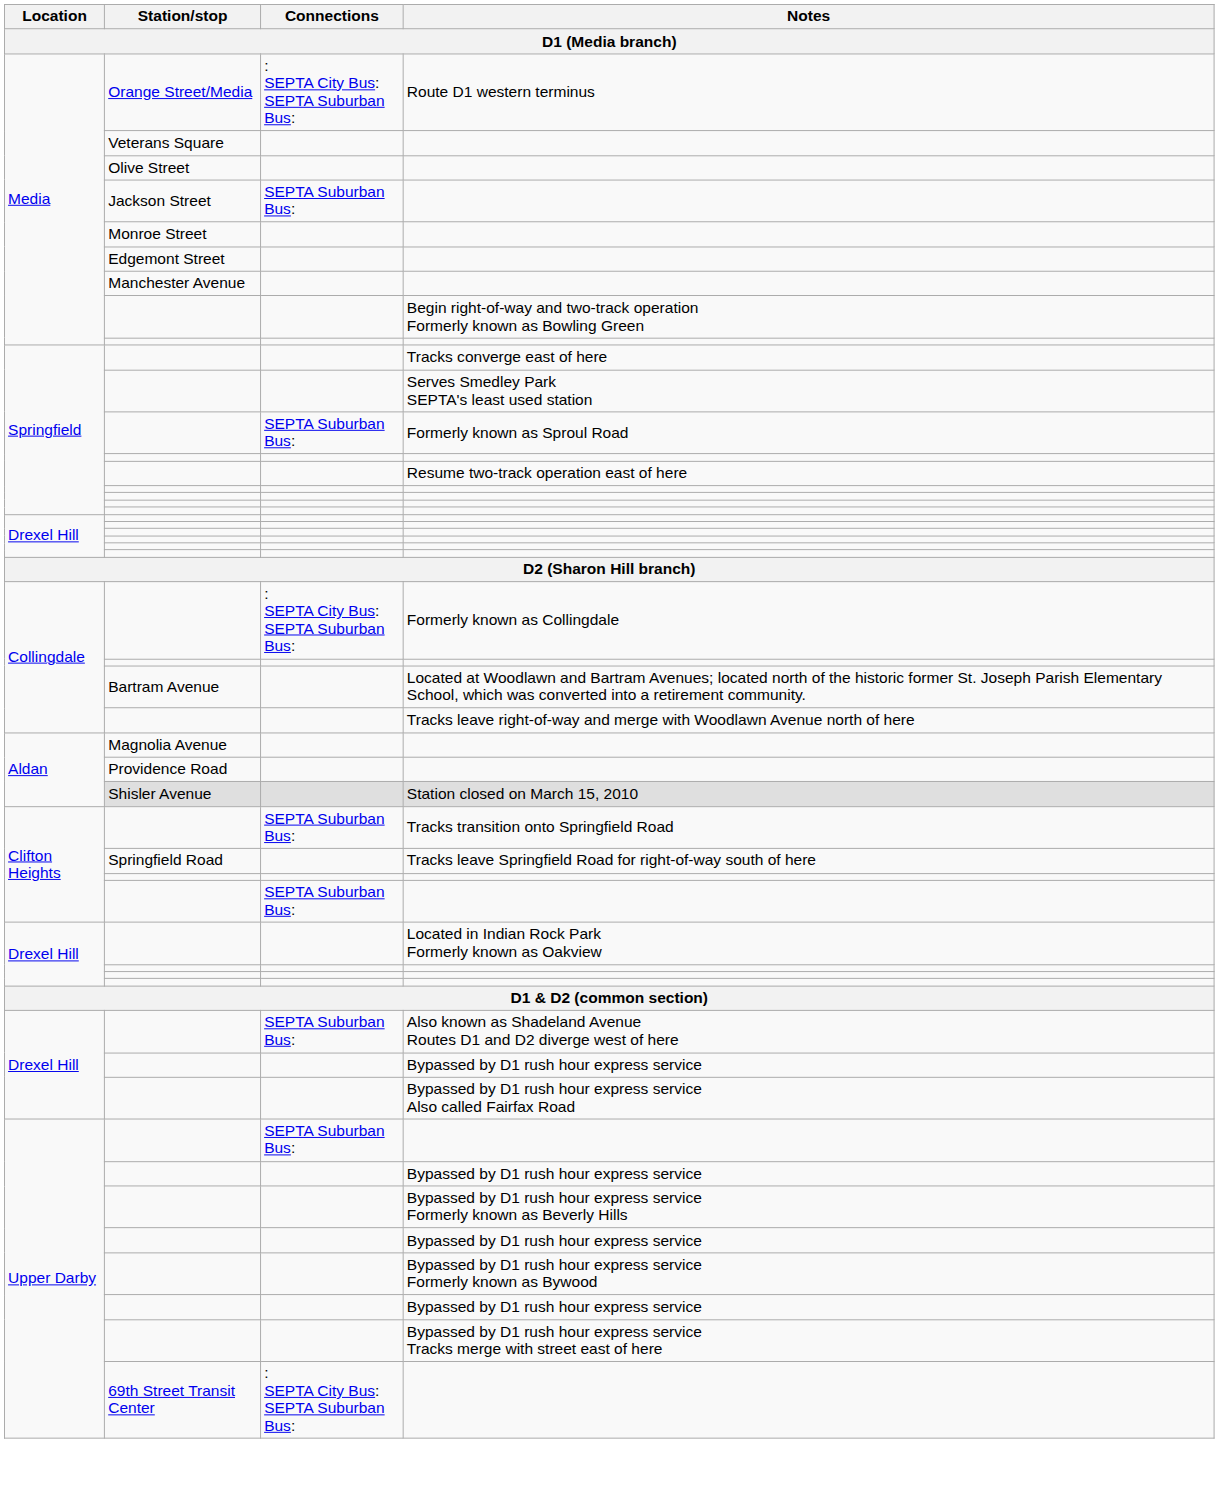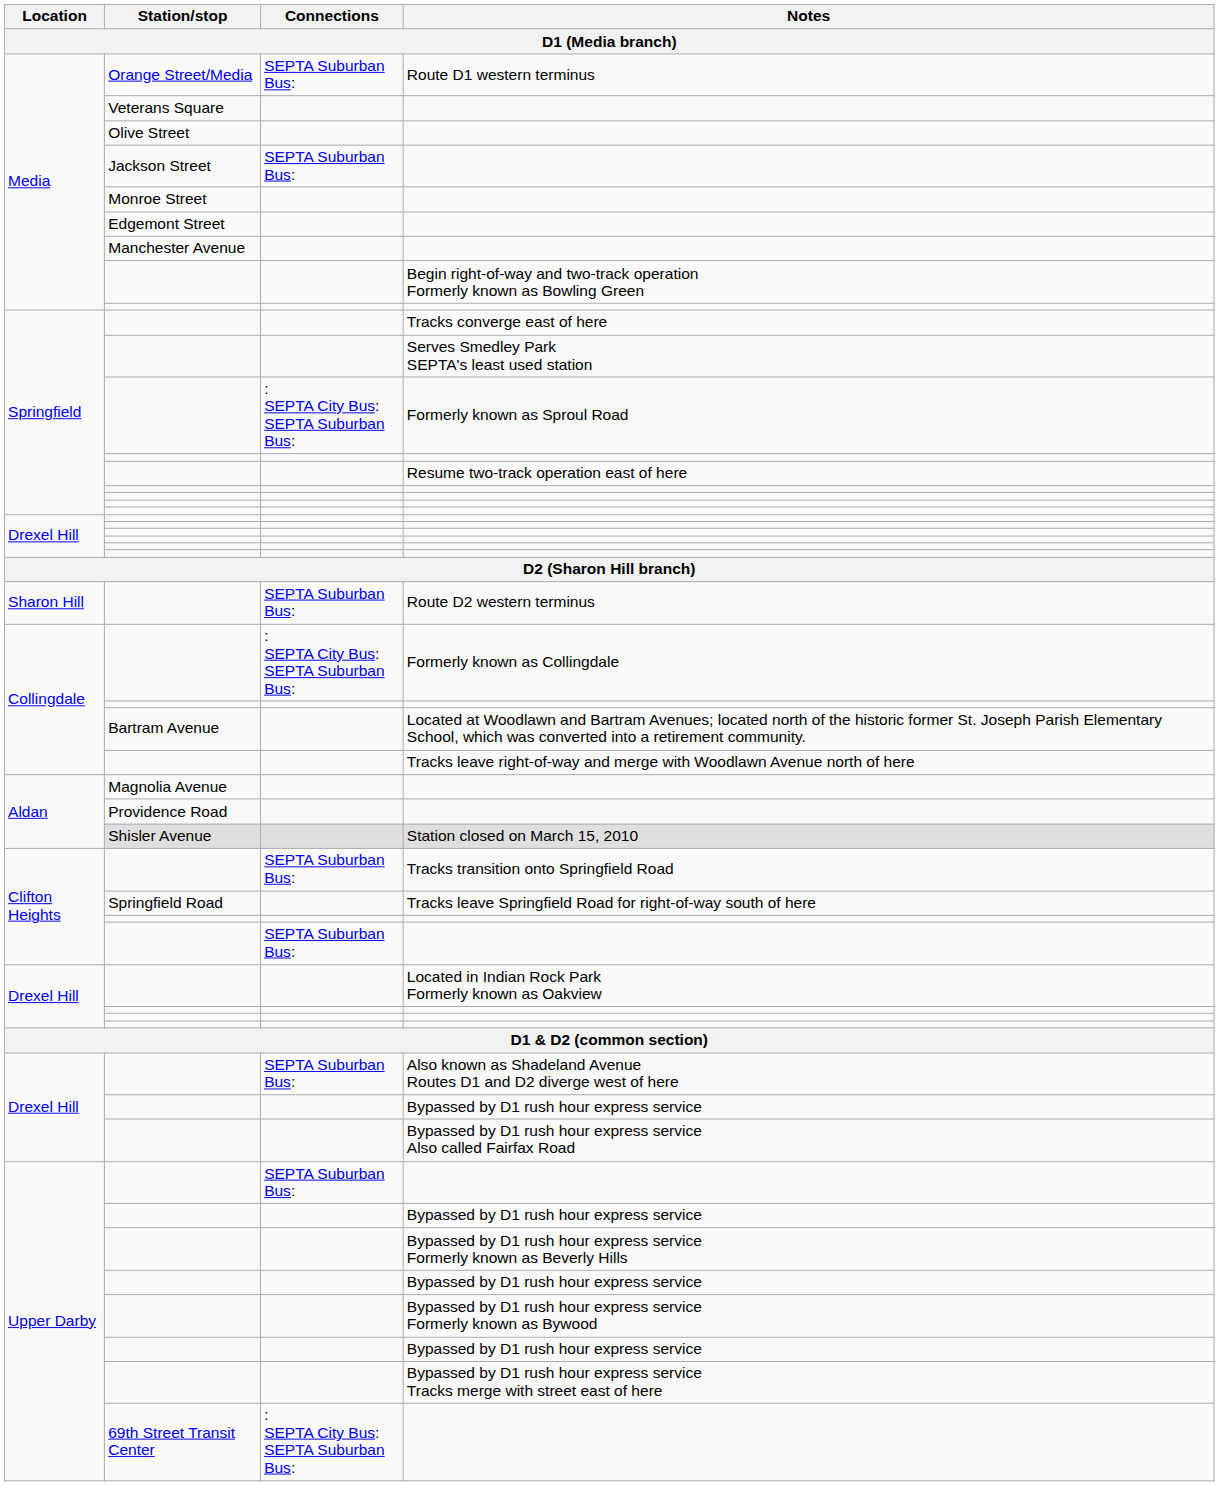(324, 92) : SEPTA City Bus: SEPTA Suburban Bus: -> (324, 74) SEPTA Suburban Bus:
(324, 432) SEPTA Suburban Bus: -> (324, 415) : SEPTA City Bus: SEPTA Suburban Bus:
+ row: (183, 603)
